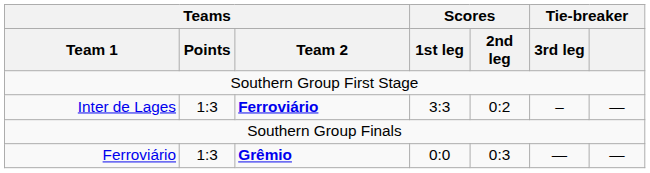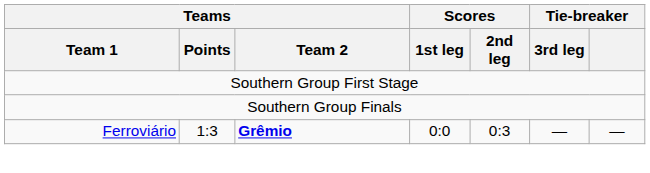- row: (127, 107)
